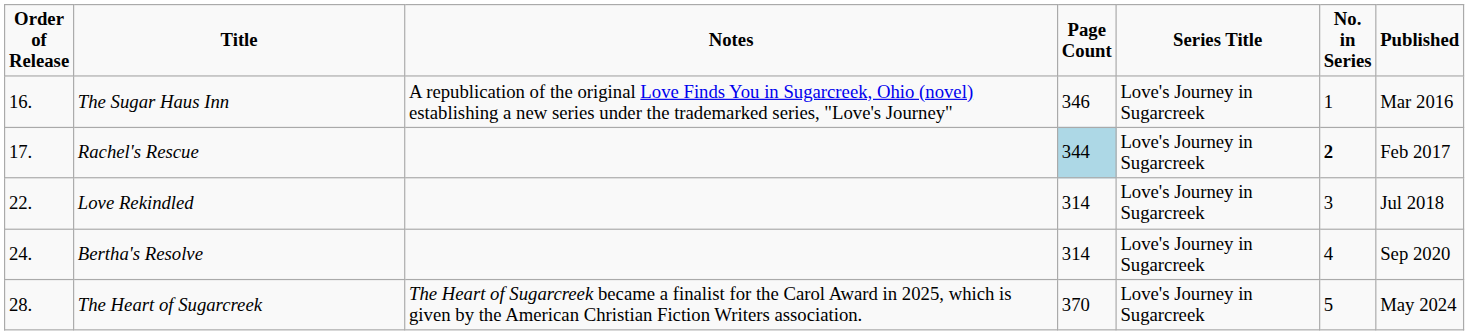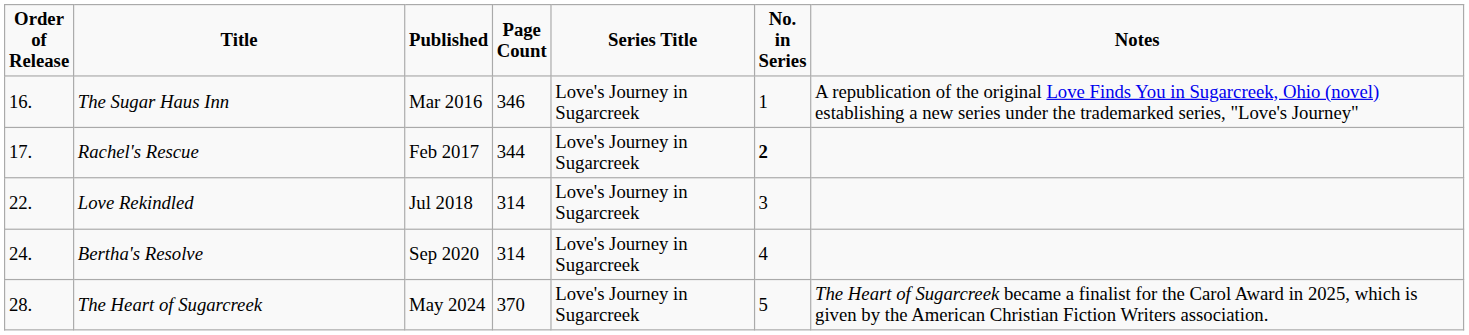columns swapped: (1420, 40) <-> (731, 40)
(1076, 152) lightblue background -> (511, 152) no background
